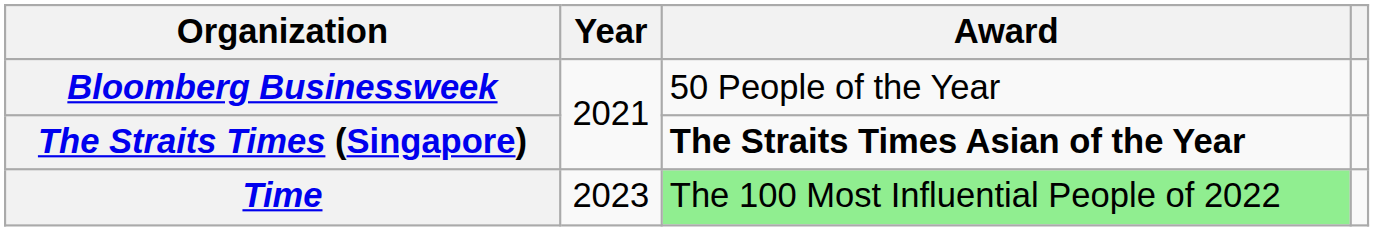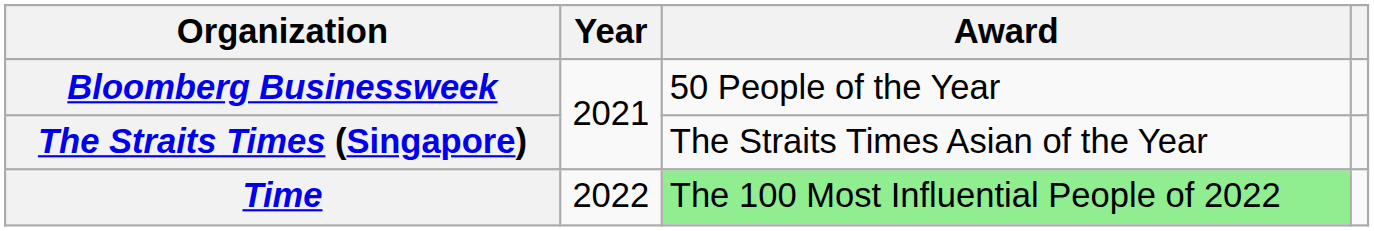(958, 141) bold -> (939, 141) normal
(611, 196) 2023 -> (611, 196) 2022
